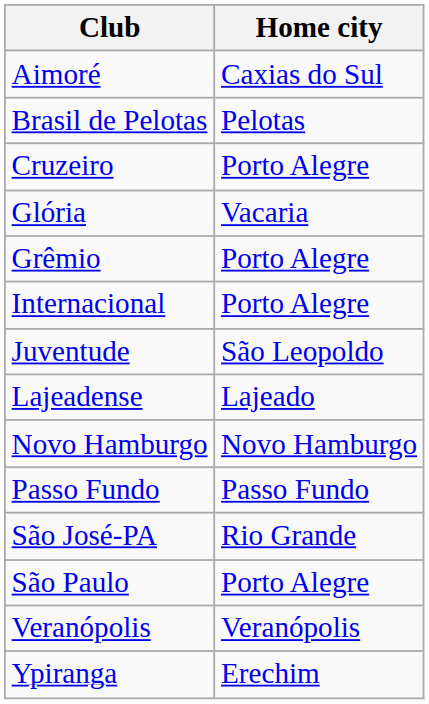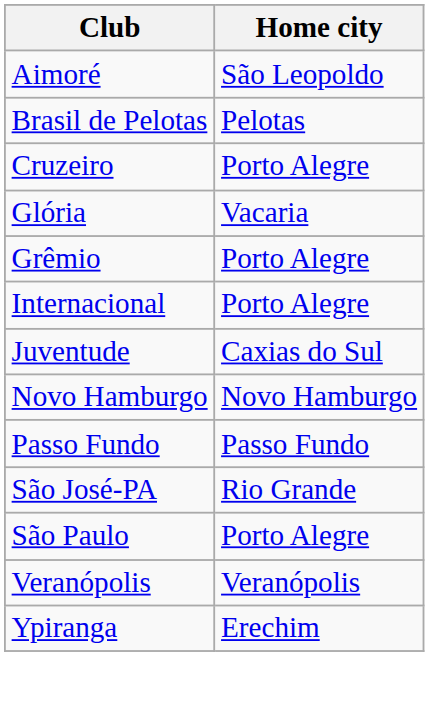(302, 73) Caxias do Sul -> (302, 73) São Leopoldo
(302, 350) São Leopoldo -> (302, 350) Caxias do Sul
- row: (77, 397)
